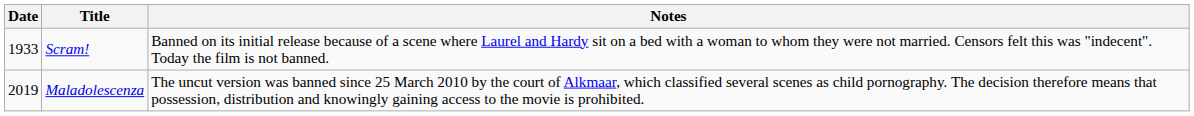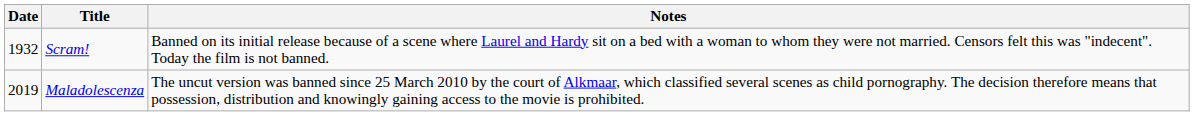(23, 49) 1933 -> (23, 49) 1932
